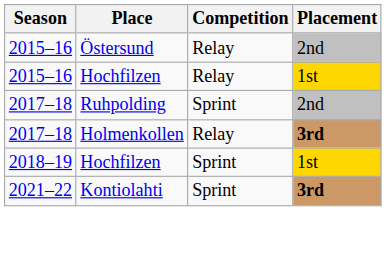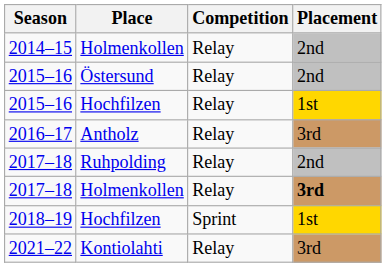+ row: (40, 47)
+ row: (40, 133)
(214, 104) Sprint -> (213, 162) Relay
(214, 190) Sprint -> (213, 248) Relay
(310, 190) bold -> (309, 248) normal
